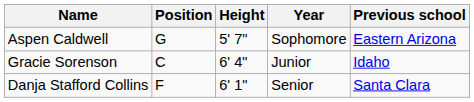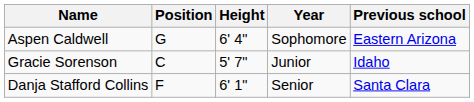(233, 39) 5' 7" -> (233, 39) 6' 4"
(233, 62) 6' 4" -> (233, 62) 5' 7"
